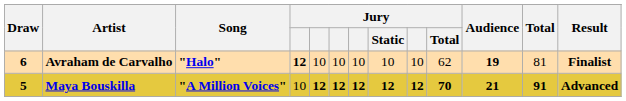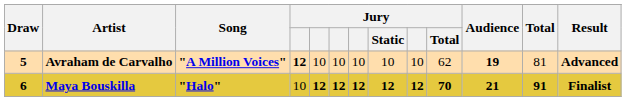(23, 62) 6 -> (23, 62) 5
(200, 62) "Halo" -> (233, 62) "A Million Voices"
(590, 62) Finalist -> (590, 62) Advanced
(23, 85) 5 -> (23, 85) 6
(233, 85) "A Million Voices" -> (200, 85) "Halo"
(590, 85) Advanced -> (590, 85) Finalist
